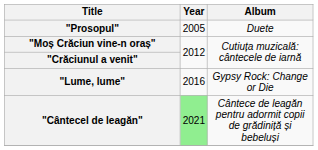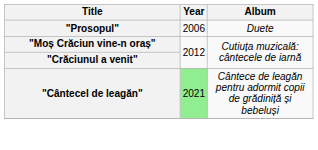(194, 28) 2005 -> (194, 28) 2006
- row: (92, 82)
